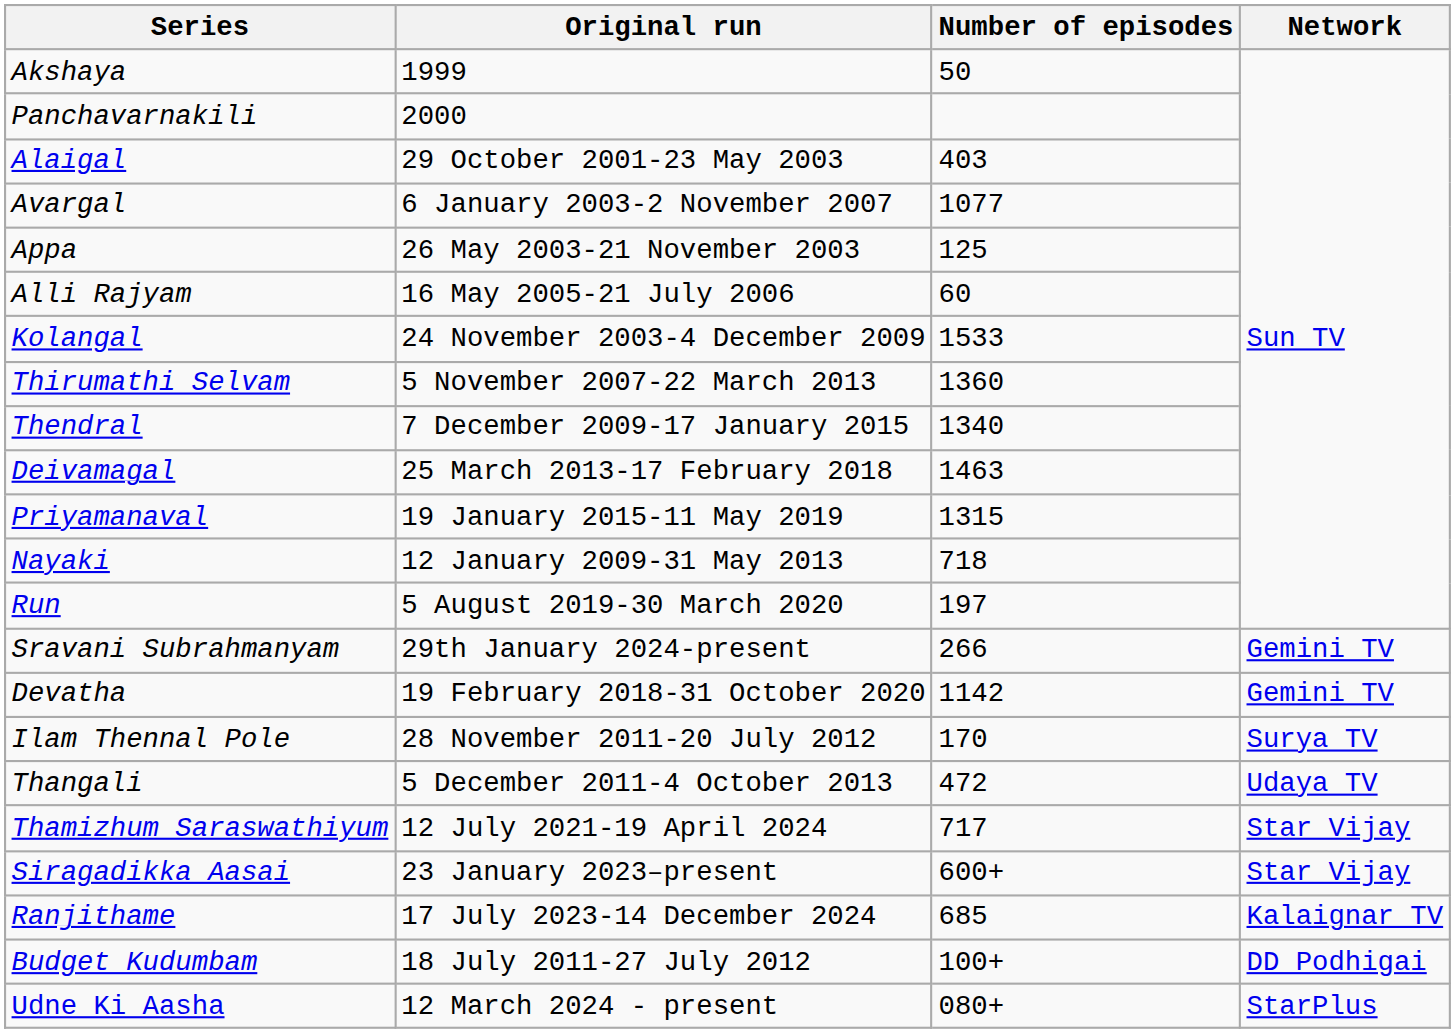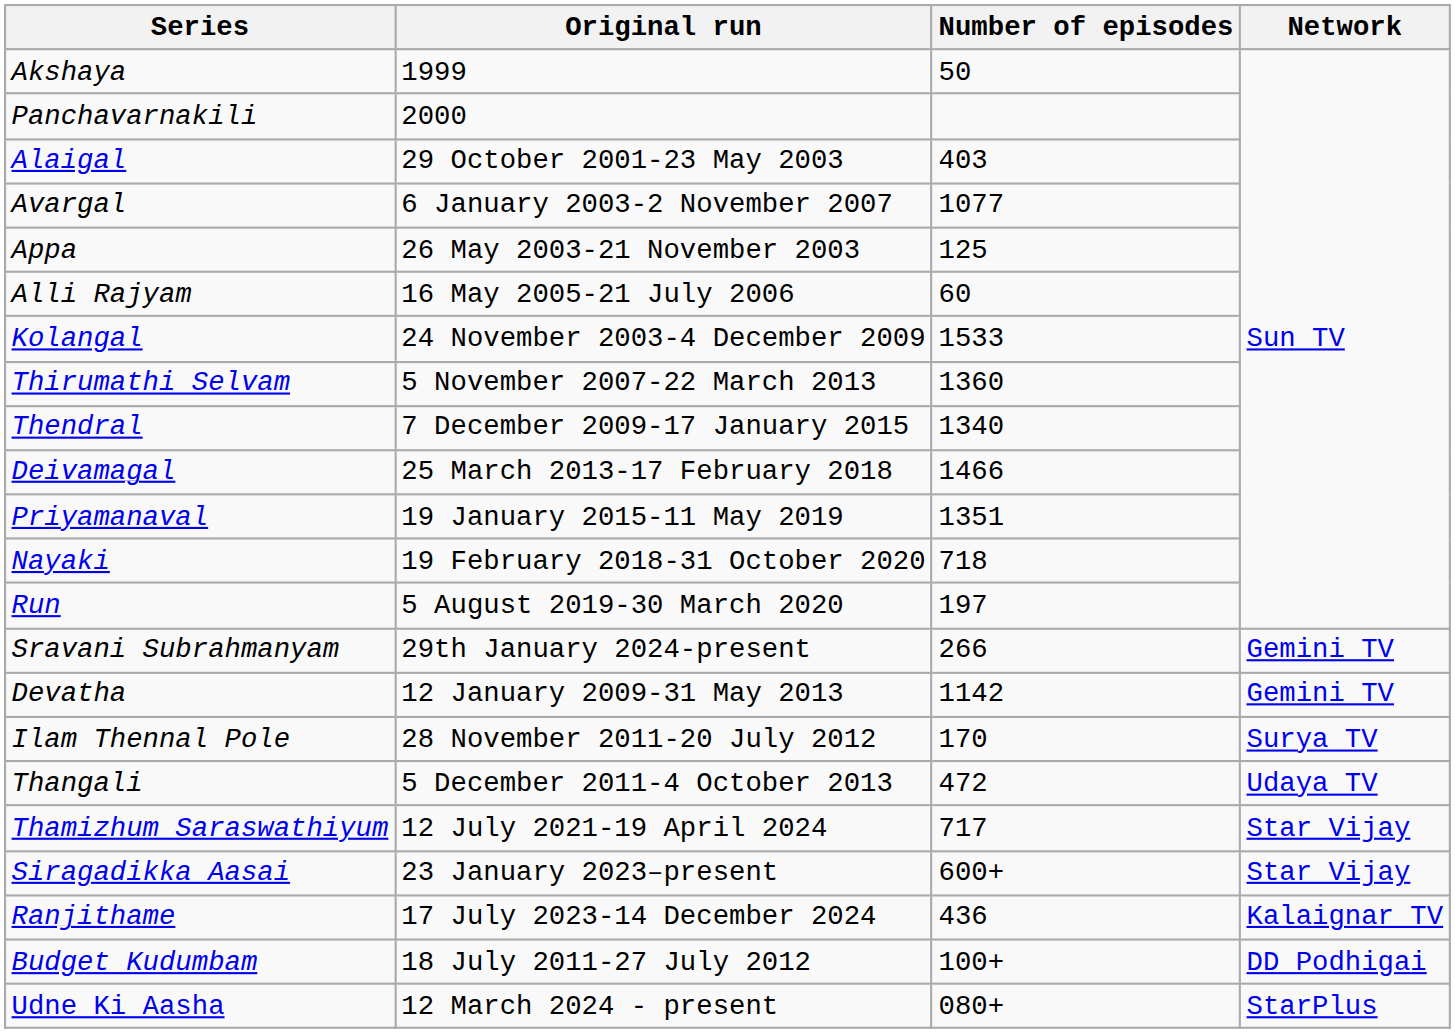(971, 472) 1463 -> (971, 472) 1466
(971, 517) 1315 -> (971, 517) 1351
(623, 561) 12 January 2009-31 May 2013 -> (663, 561) 19 February 2018-31 October 2020
(663, 695) 19 February 2018-31 October 2020 -> (623, 695) 12 January 2009-31 May 2013
(963, 917) 685 -> (963, 917) 436
